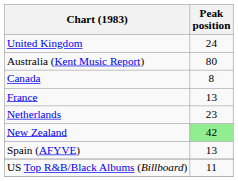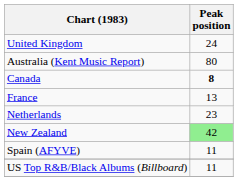(211, 79) normal -> (211, 79) bold
(211, 150) 13 -> (211, 150) 11
